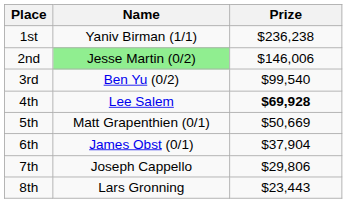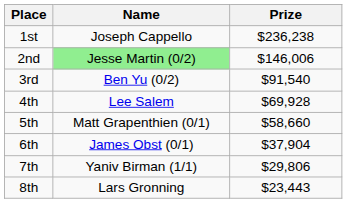(141, 36) Yaniv Birman (1/1) -> (141, 36) Joseph Cappello
(286, 79) $99,540 -> (286, 79) $91,540
(286, 101) bold -> (286, 101) normal
(286, 123) $50,669 -> (286, 123) $58,660
(141, 166) Joseph Cappello -> (141, 166) Yaniv Birman (1/1)
